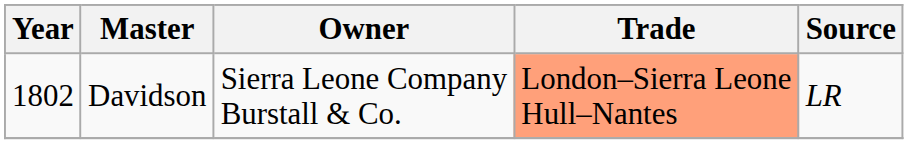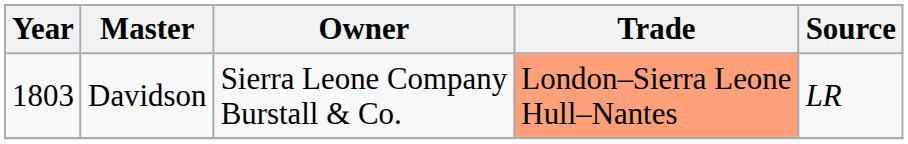(43, 95) 1802 -> (43, 95) 1803
